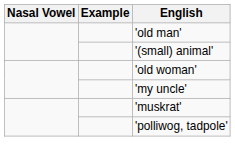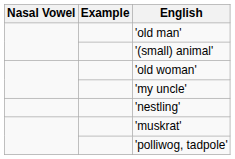+ row: (158, 107)
